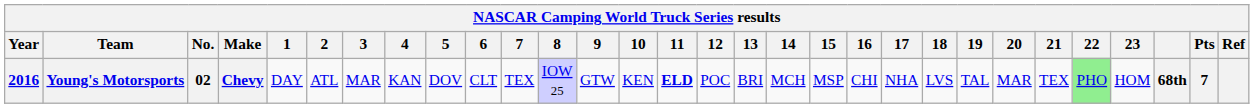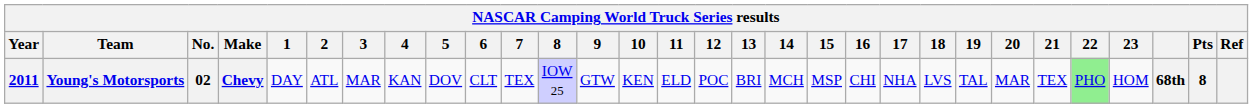(24, 80) 2016 -> (24, 80) 2011
(677, 80) bold -> (676, 80) normal
(1204, 80) 7 -> (1203, 80) 8
